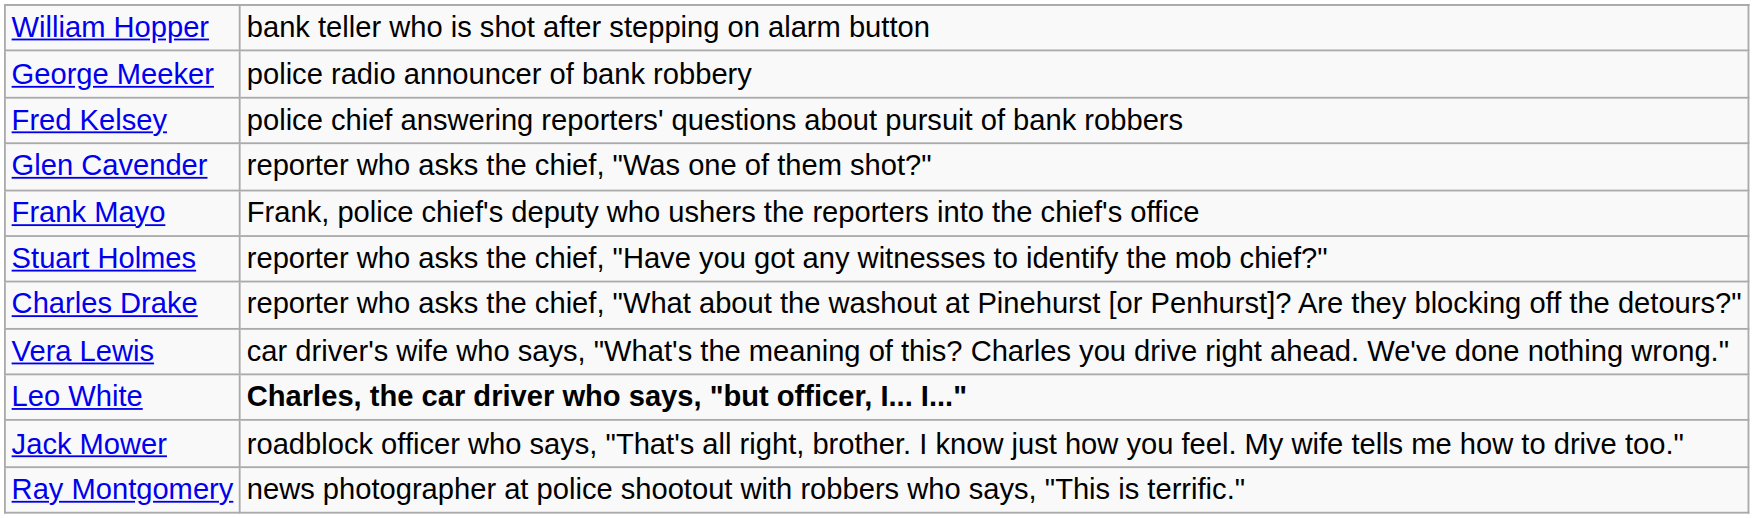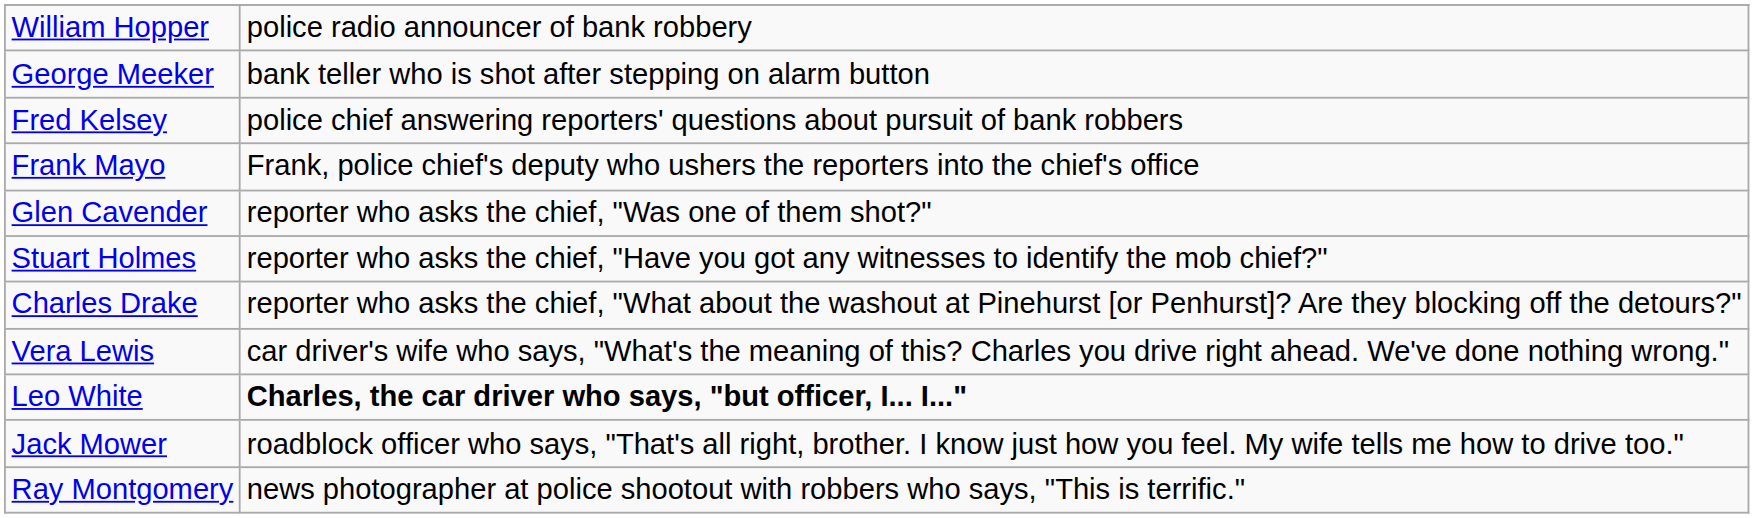(588, 27) bank teller who is shot after stepping on alarm button -> (499, 27) police radio announcer of bank robbery
(499, 73) police radio announcer of bank robbery -> (588, 73) bank teller who is shot after stepping on alarm button
rows swapped: (88, 212) <-> (110, 166)
